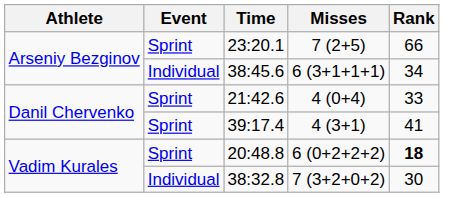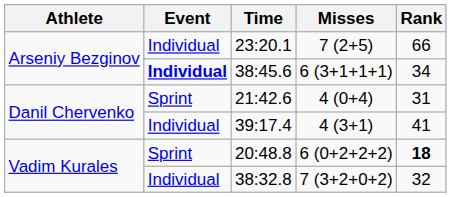(170, 45) Sprint -> (184, 45) Individual
(184, 72) normal -> (187, 72) bold
(414, 99) 33 -> (421, 99) 31
(170, 126) Sprint -> (184, 126) Individual
(414, 179) 30 -> (421, 179) 32
